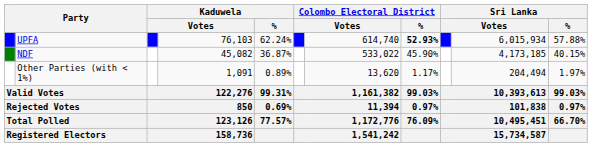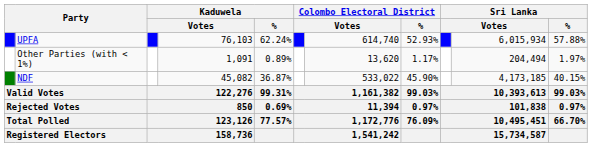(422, 40) bold -> (422, 40) normal
rows swapped: (25, 54) <-> (72, 73)
